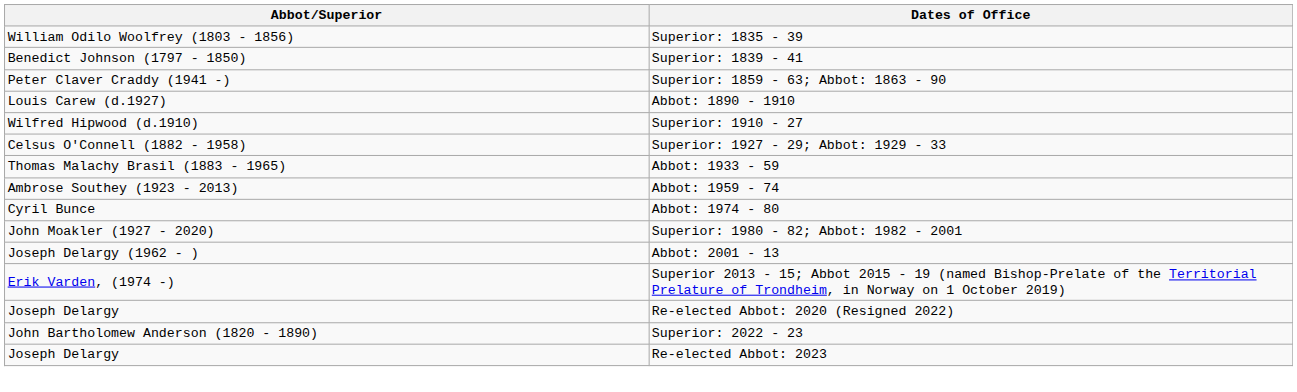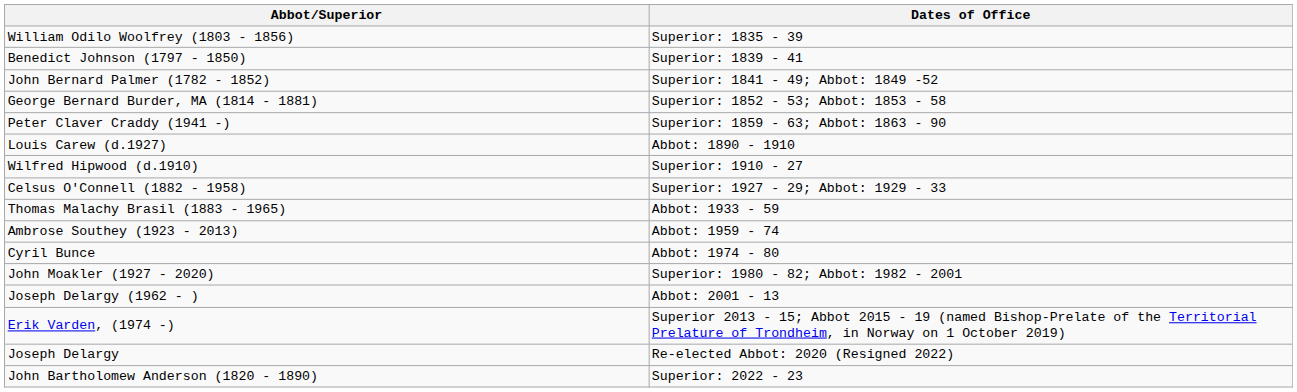+ row: (795, 80)
+ row: (799, 102)
- row: (739, 355)
